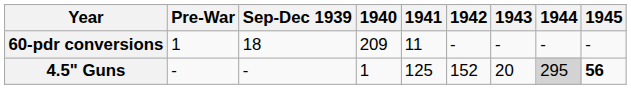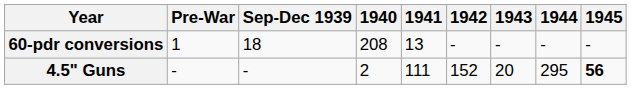(374, 44) 209 -> (374, 44) 208
(414, 44) 11 -> (414, 44) 13
(364, 71) 1 -> (364, 71) 2
(419, 71) 125 -> (418, 71) 111
(554, 71) lightgrey background -> (554, 71) no background
